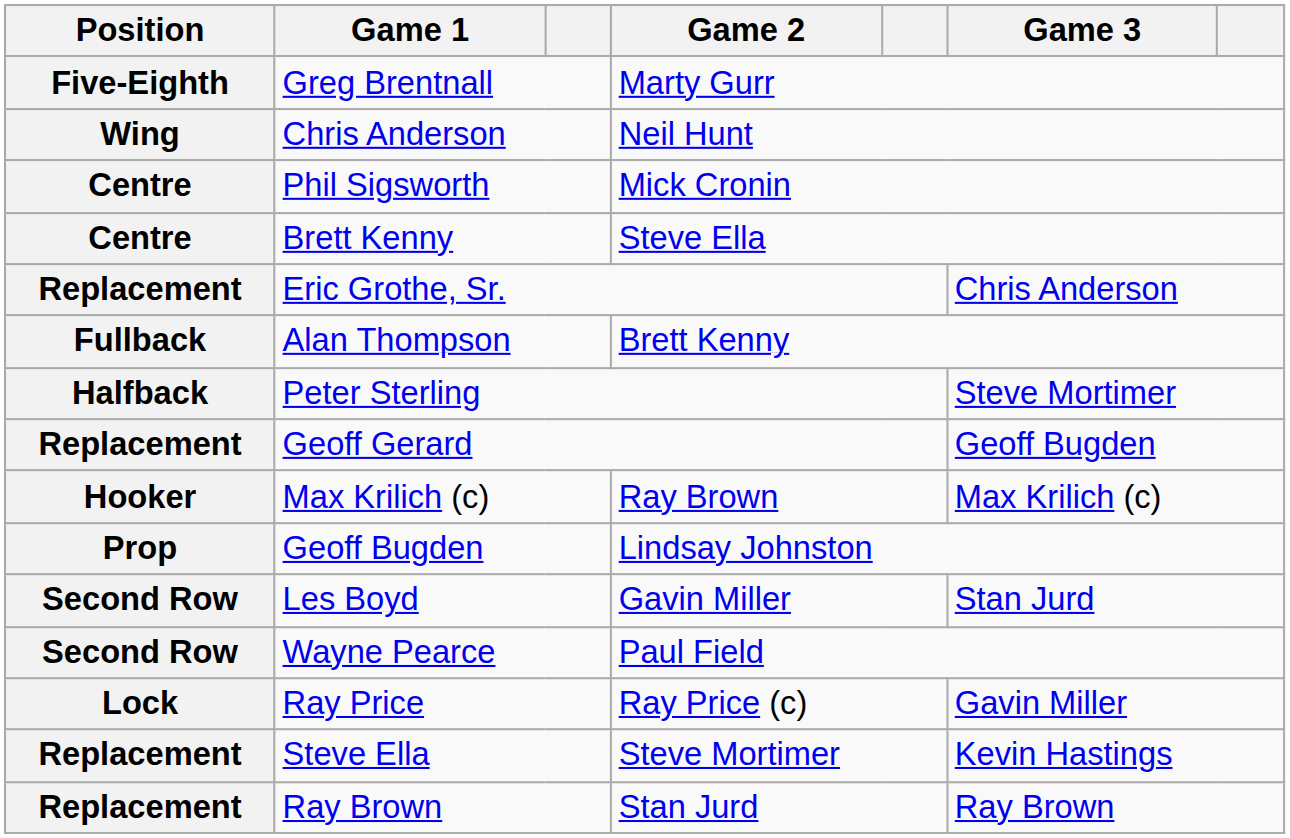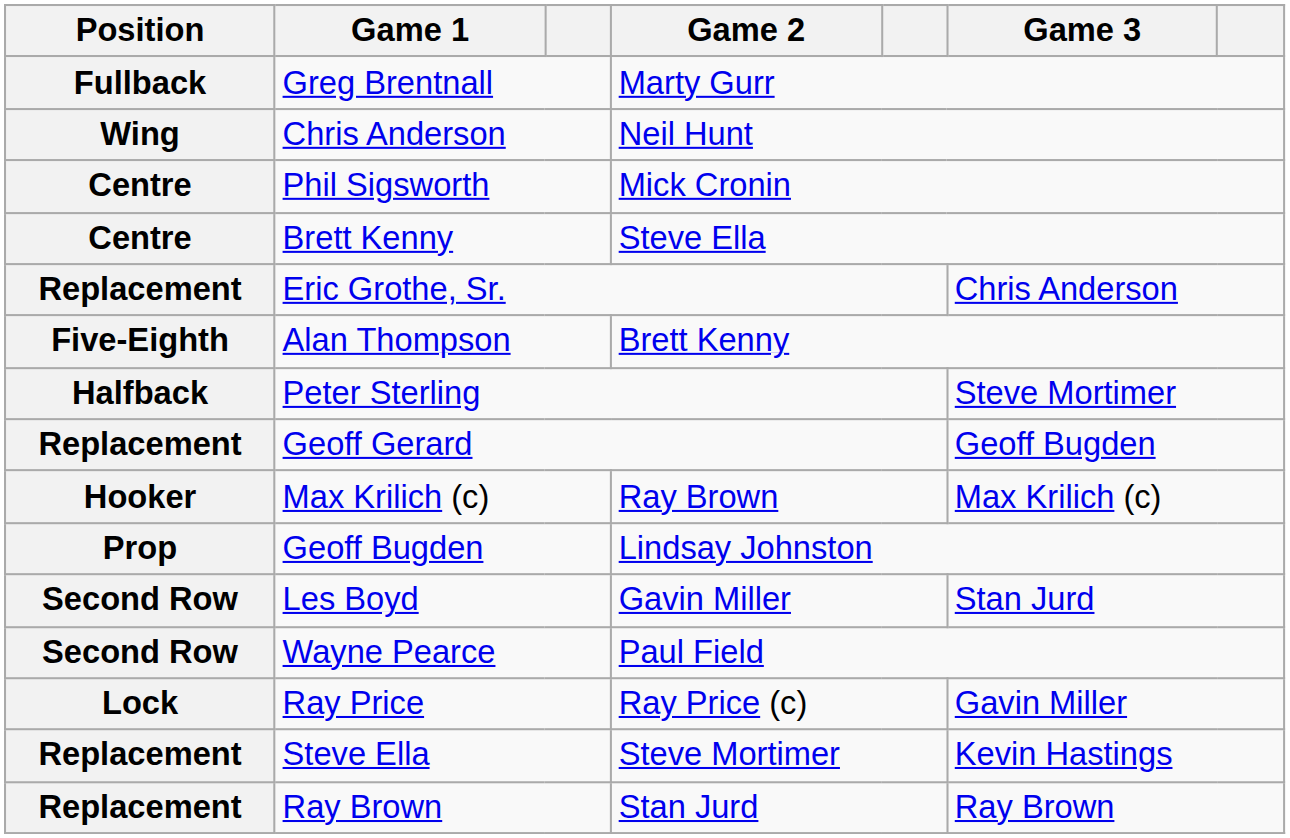(140, 82) Five-Eighth -> (140, 82) Fullback
(140, 340) Fullback -> (140, 340) Five-Eighth
